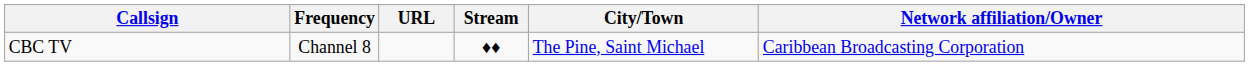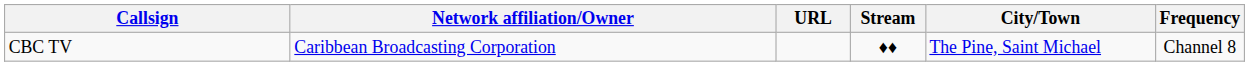columns swapped: (335, 18) <-> (1002, 18)
